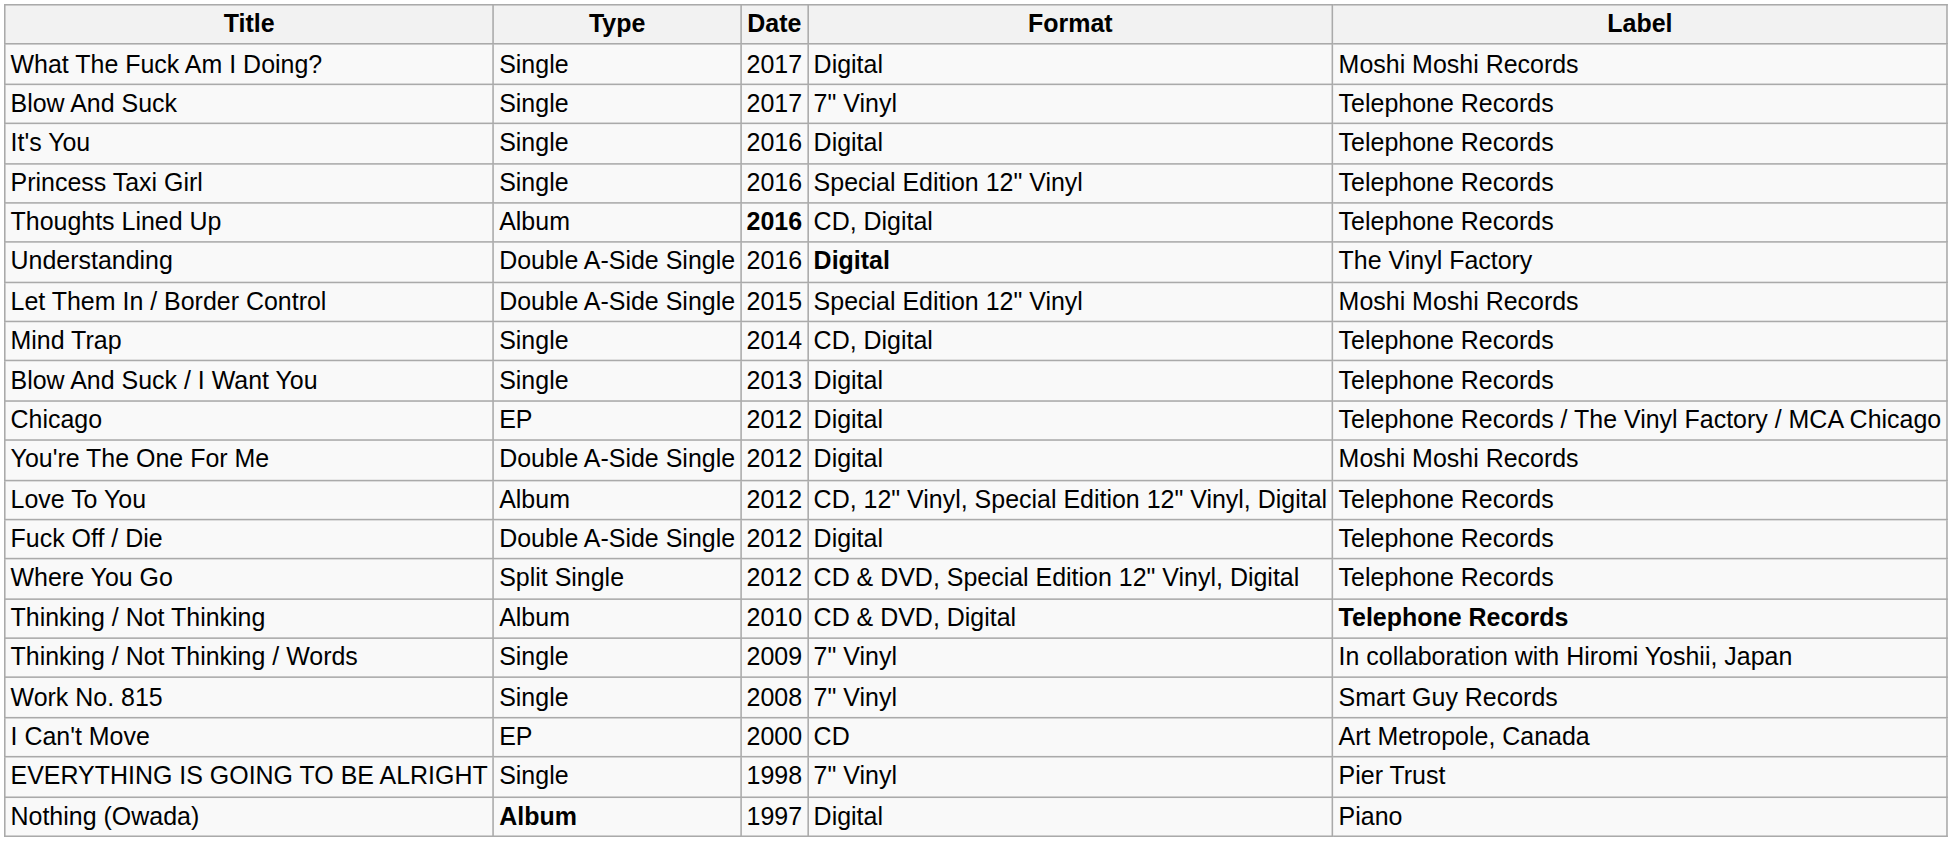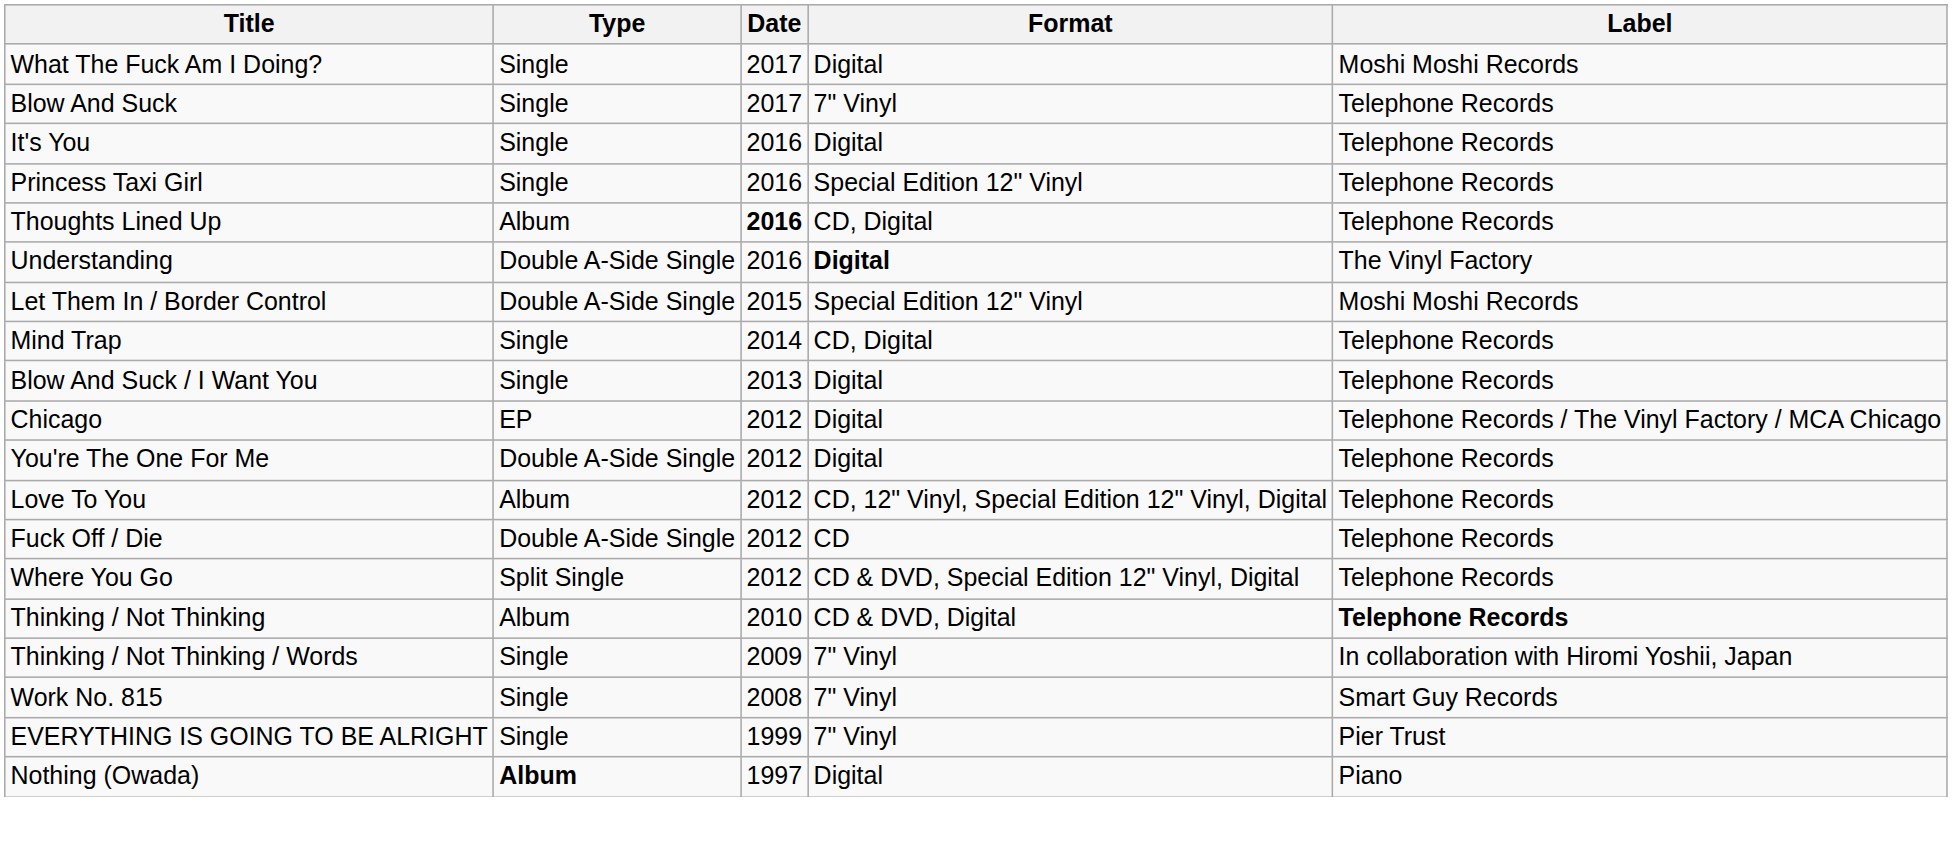(1459, 459) Moshi Moshi Records -> (1446, 459) Telephone Records
(848, 538) Digital -> (832, 538) CD
- row: (80, 736)
(774, 776) 1998 -> (774, 736) 1999
